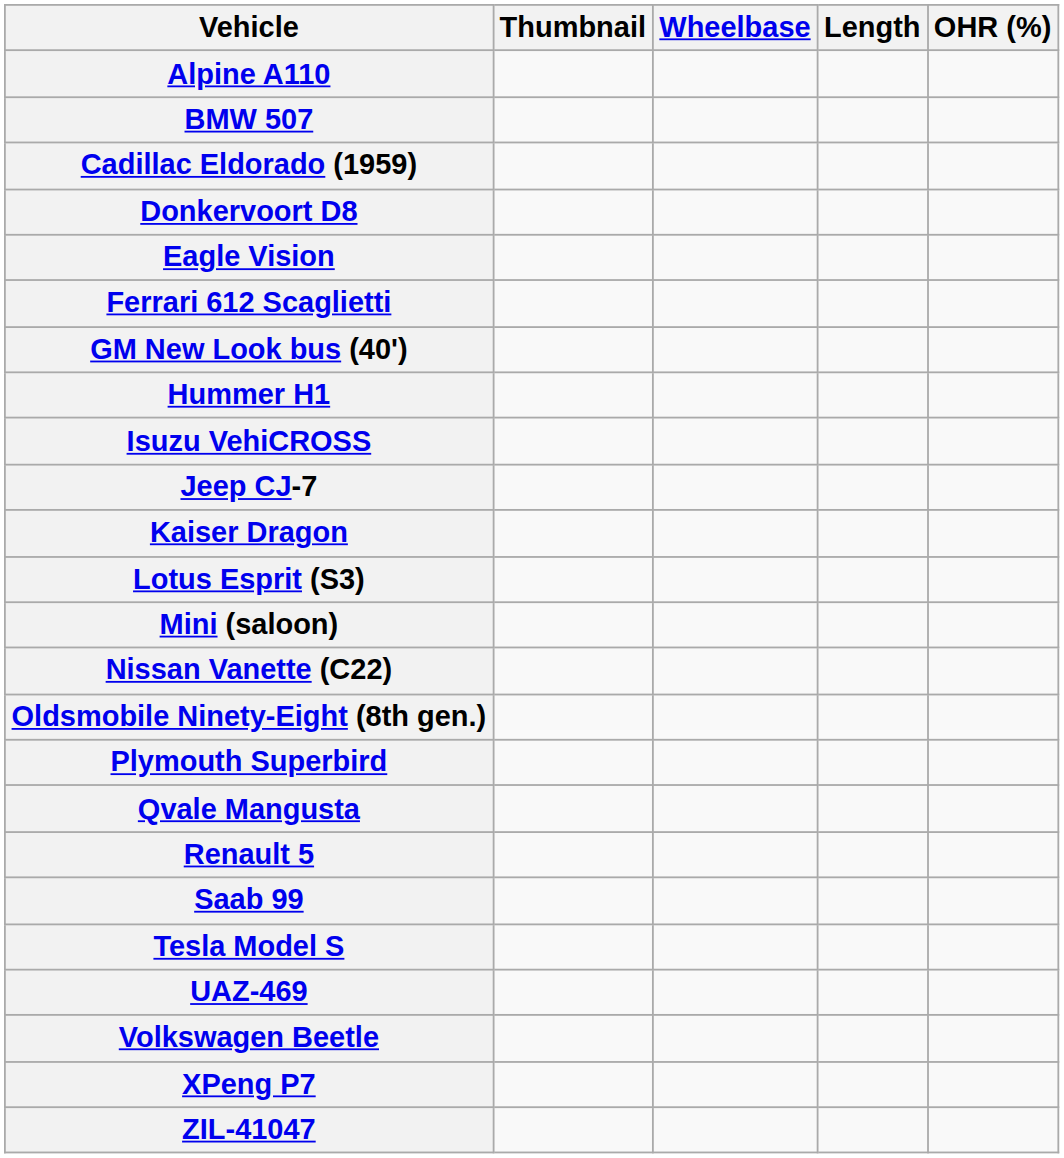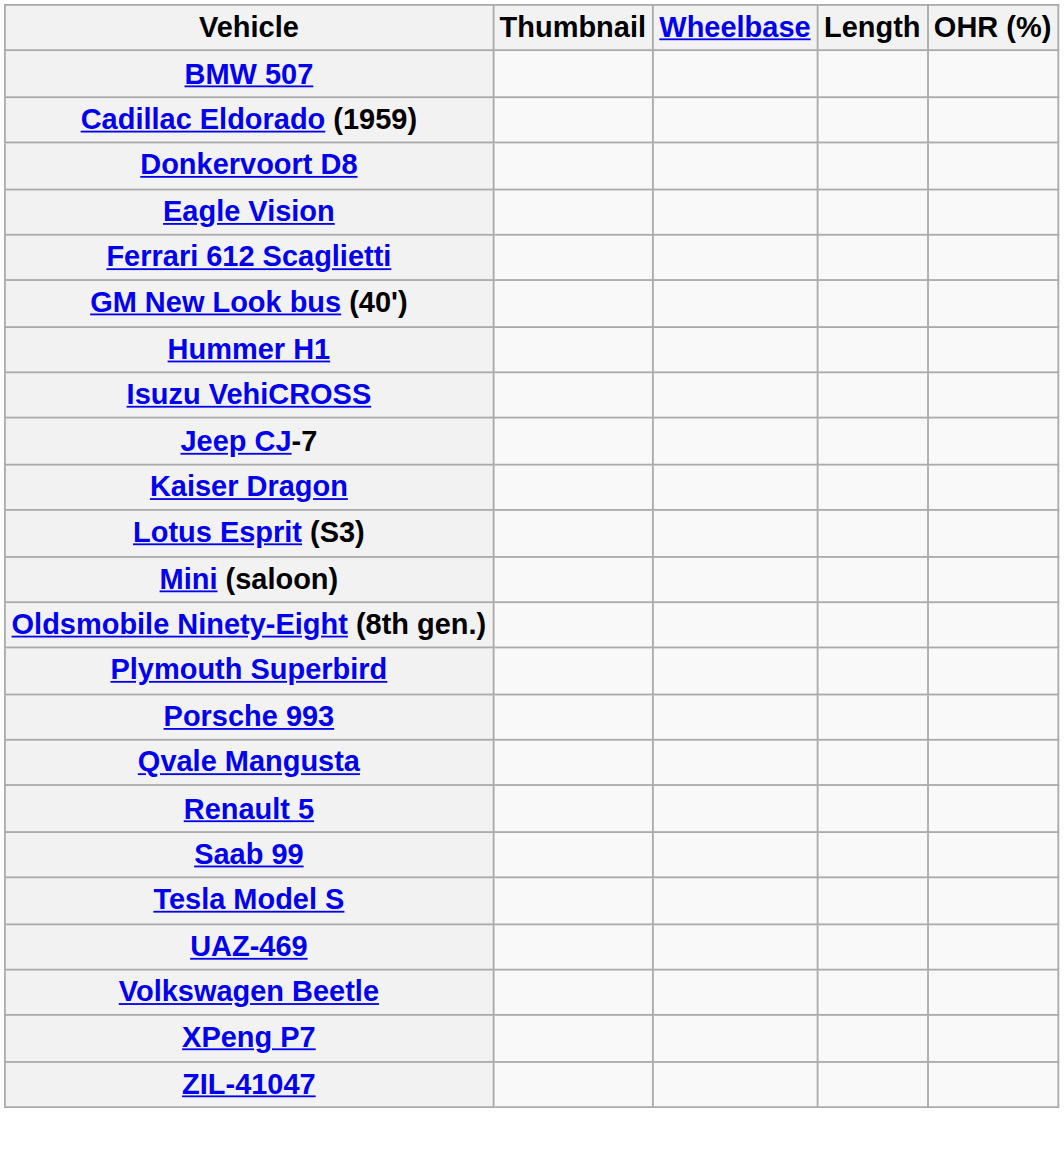- row: (249, 73)
- row: (249, 670)
+ row: (249, 716)
